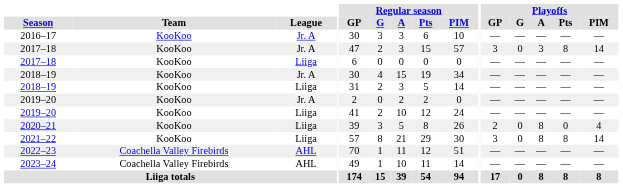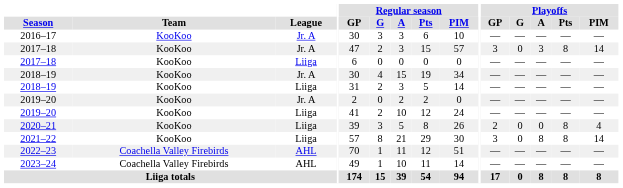(541, 125) 8 -> (541, 125) 0
(566, 125) 0 -> (566, 125) 8
